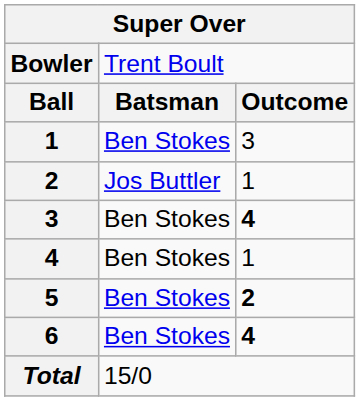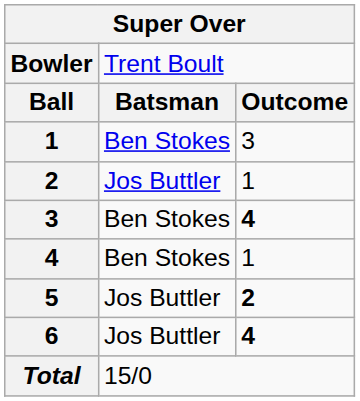(167, 297) Ben Stokes -> (162, 297) Jos Buttler
(167, 336) Ben Stokes -> (162, 336) Jos Buttler
